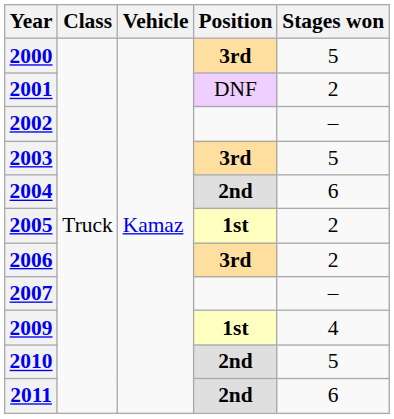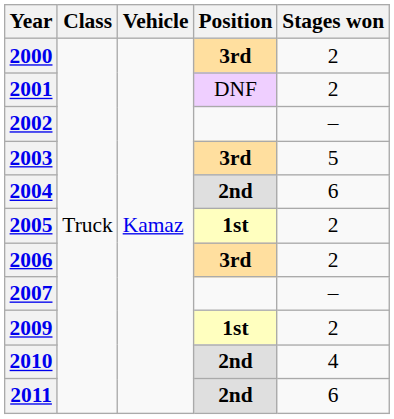(333, 55) 5 -> (333, 55) 2
(333, 327) 4 -> (333, 327) 2
(333, 361) 5 -> (333, 361) 4
